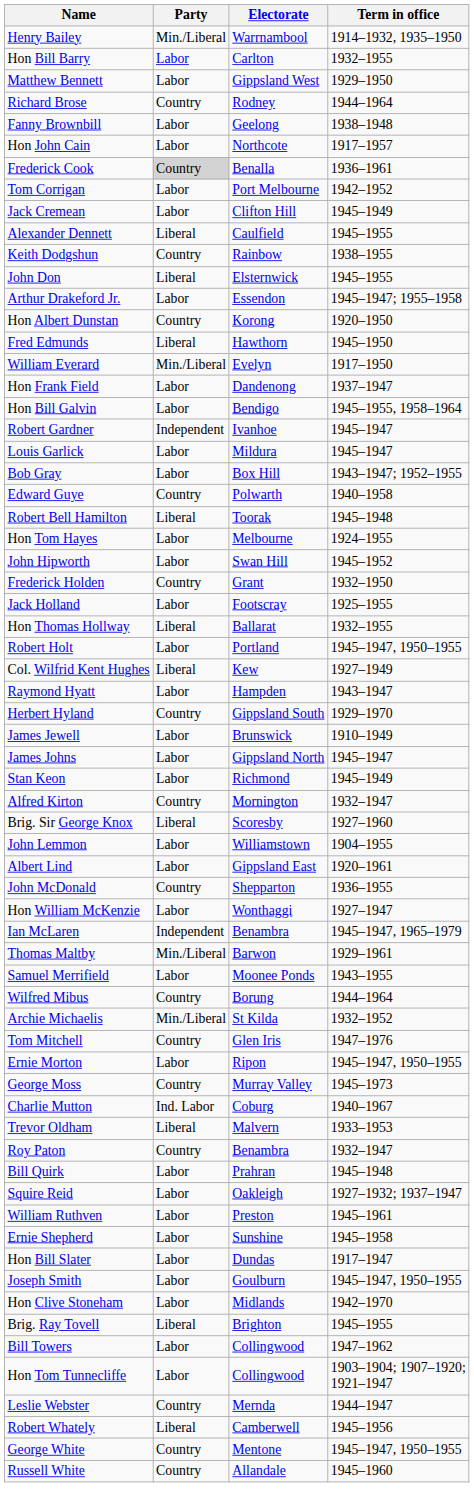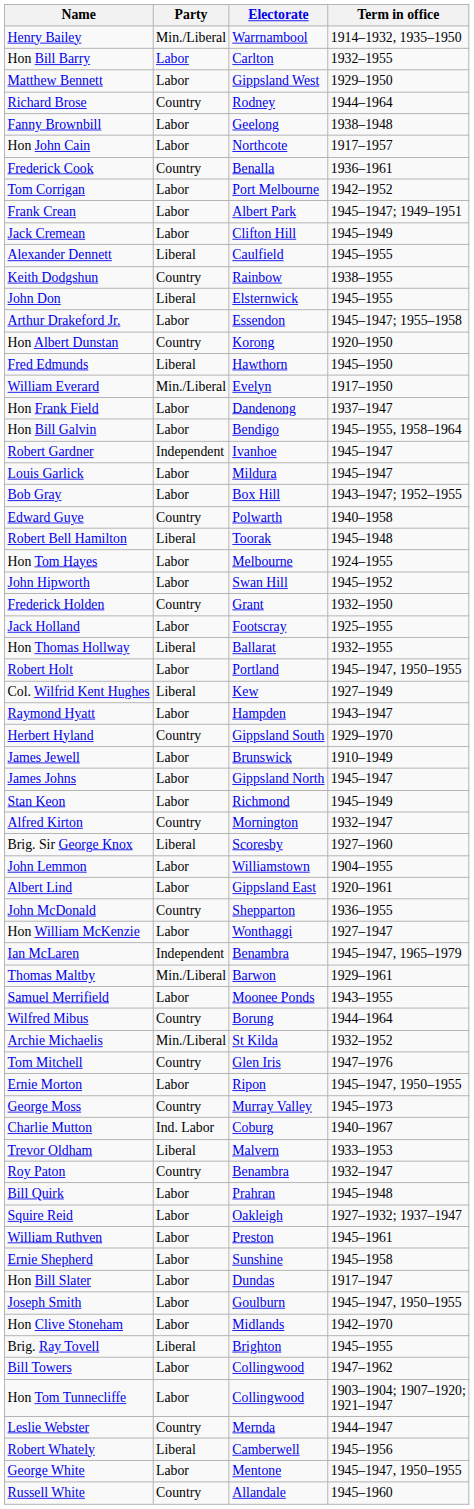(179, 168) lightgrey background -> (179, 168) no background
+ row: (42, 211)
(179, 1449) Country -> (172, 1471) Labor
